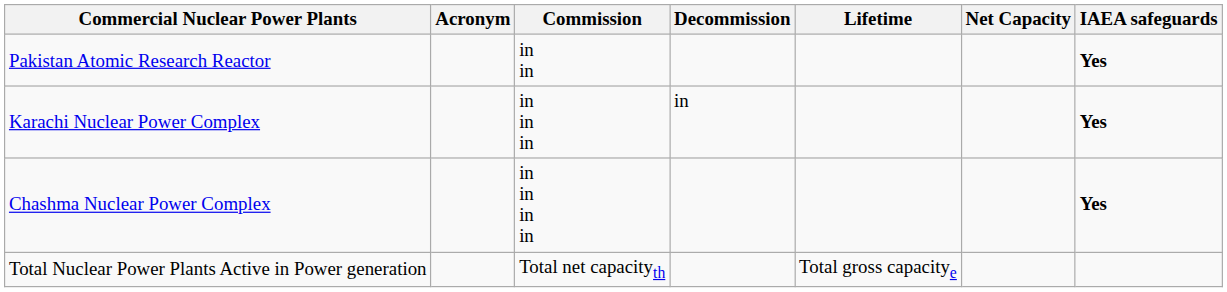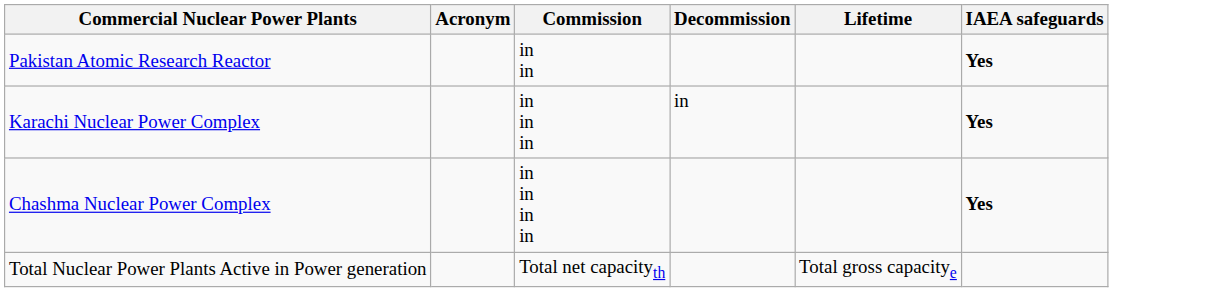- column: (1018, 19)
